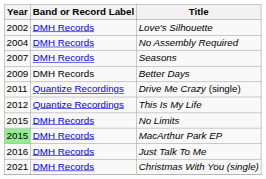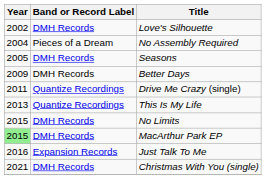(63, 43) DMH Records -> (73, 43) Pieces of a Dream
(17, 58) 2007 -> (17, 58) 2005
(17, 105) 2012 -> (17, 105) 2013
(63, 151) DMH Records -> (75, 151) Expansion Records
